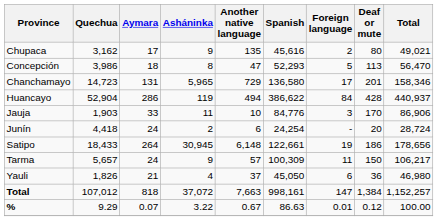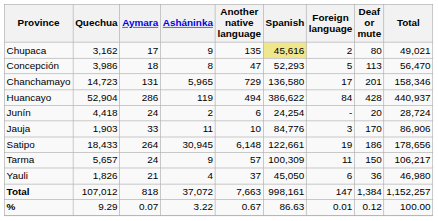(289, 50) no background -> (289, 50) khaki background
rows swapped: (18, 113) <-> (19, 129)
